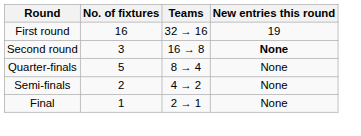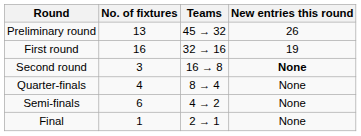+ row: (51, 31)
(121, 67) 5 -> (139, 85) 4
(121, 85) 2 -> (139, 103) 6
